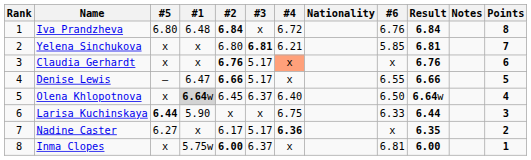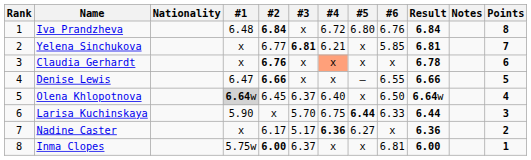columns swapped: (341, 13) <-> (165, 13)
(230, 46) 6.80 -> (274, 46) 6.77
(260, 63) 5.17 -> (303, 63) x
(428, 63) 6.76 -> (428, 63) 6.78
(260, 80) 5.17 -> (303, 80) x
(260, 113) x -> (303, 113) 5.70
(428, 130) 6.35 -> (428, 130) 6.36
